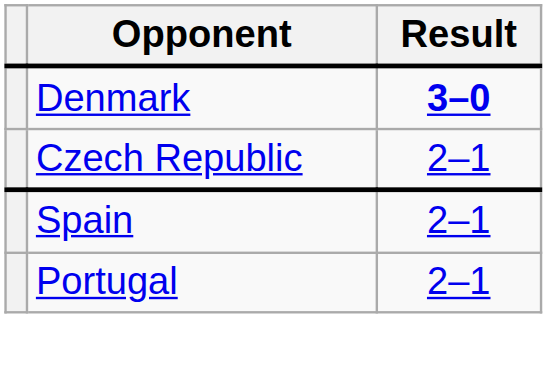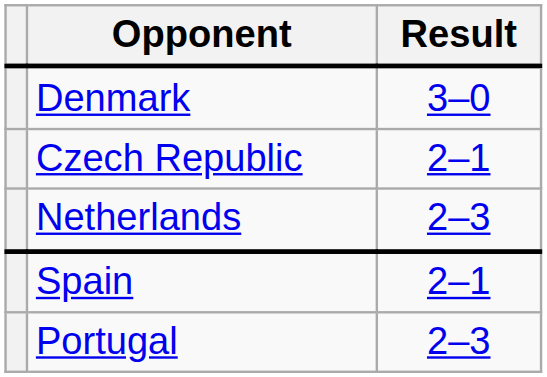(459, 97) bold -> (459, 97) normal
+ row: (139, 218)
(459, 281) 2–1 -> (459, 341) 2–3
